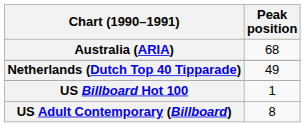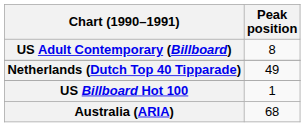rows swapped: (124, 49) <-> (124, 111)
